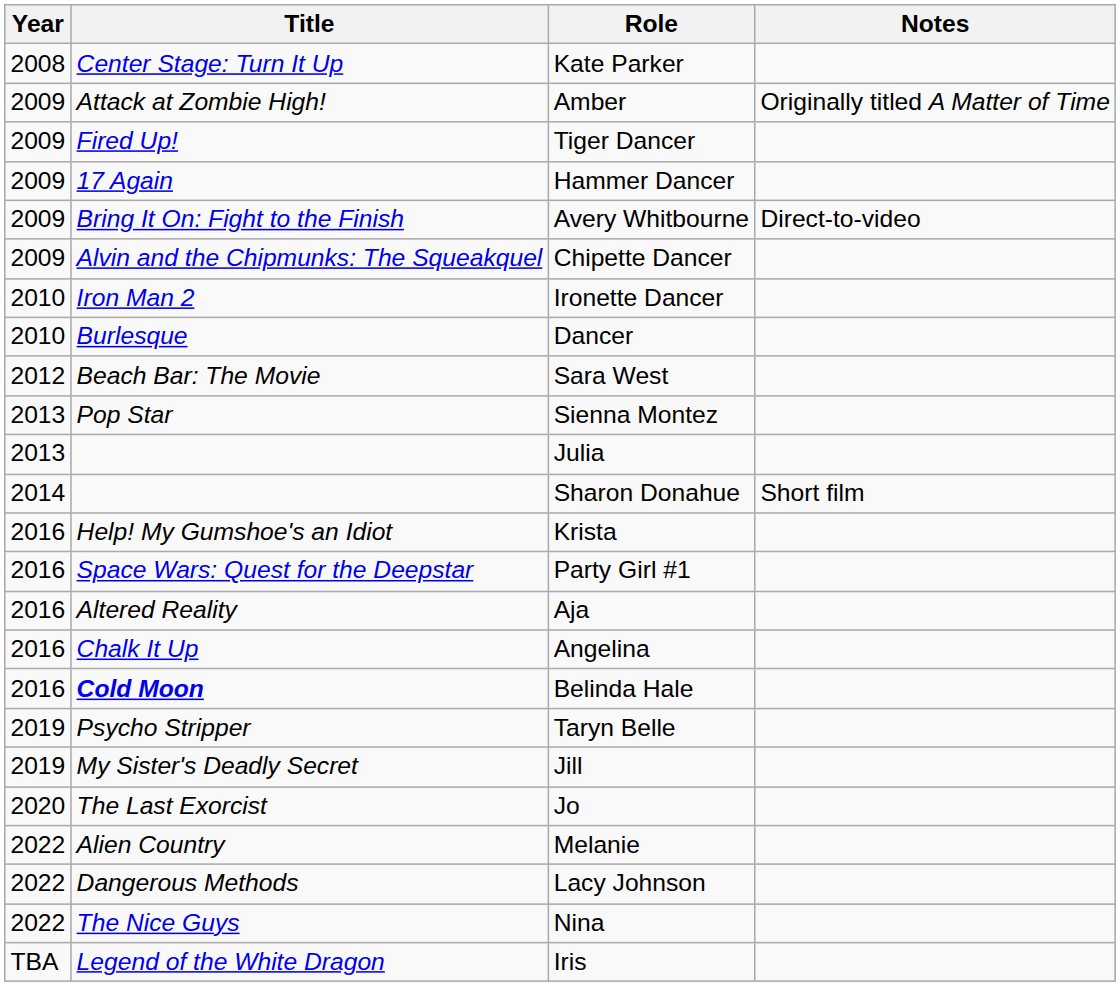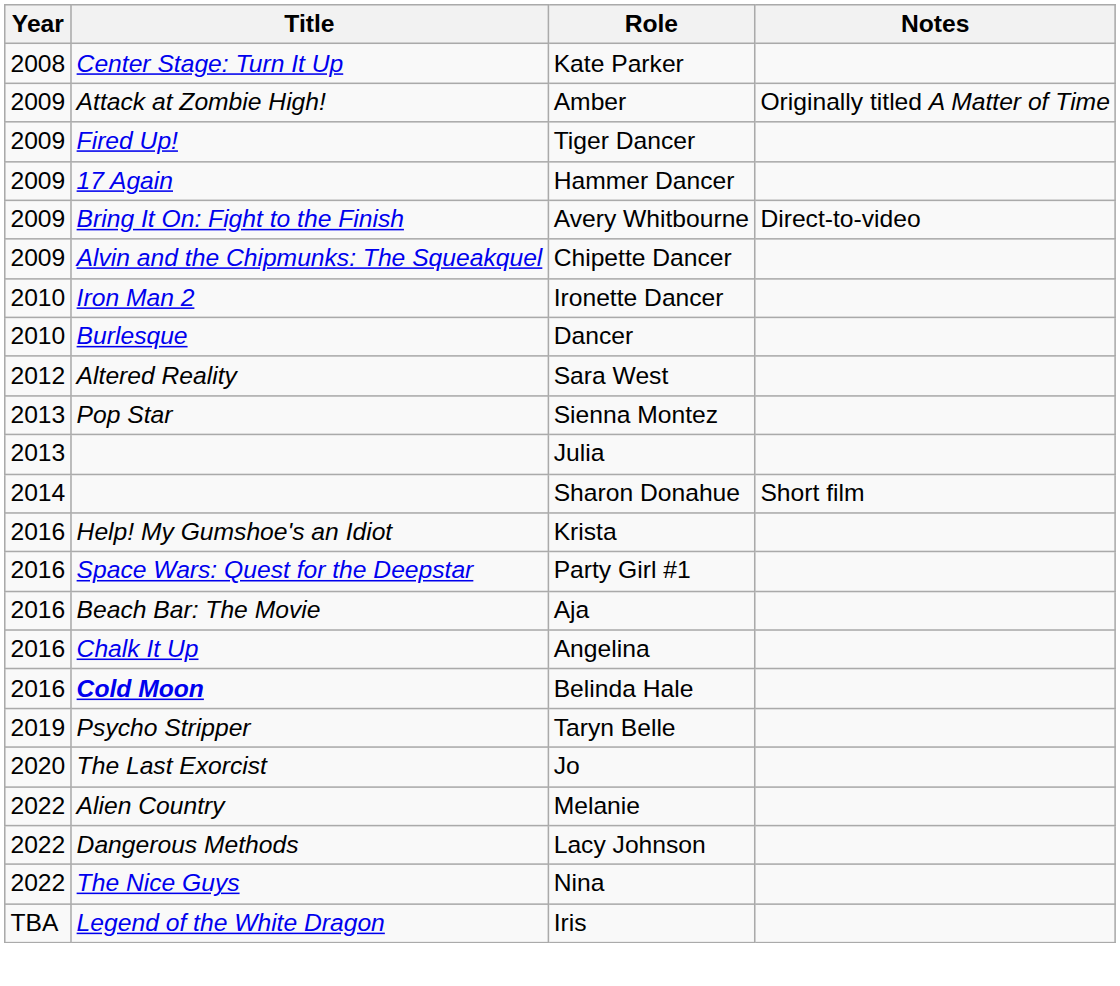(199, 375) Beach Bar: The Movie -> (157, 375) Altered Reality
(157, 610) Altered Reality -> (199, 610) Beach Bar: The Movie
- row: (568, 766)
